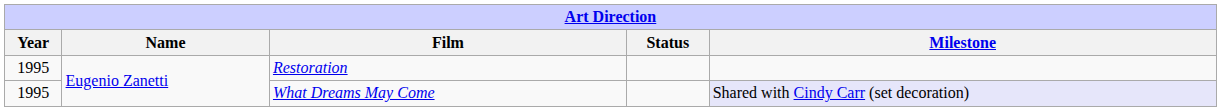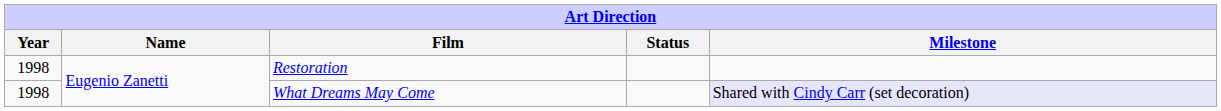(33, 67) 1995 -> (33, 67) 1998
(33, 93) 1995 -> (33, 93) 1998
